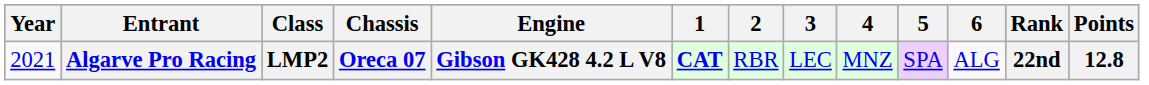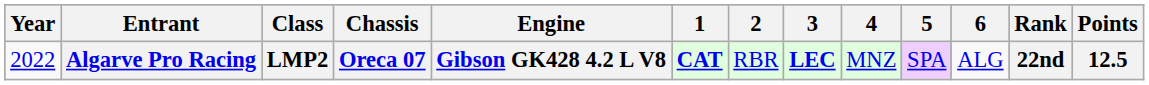(33, 59) 2021 -> (33, 59) 2022
(811, 59) normal -> (812, 59) bold
(1104, 59) 12.8 -> (1108, 59) 12.5
